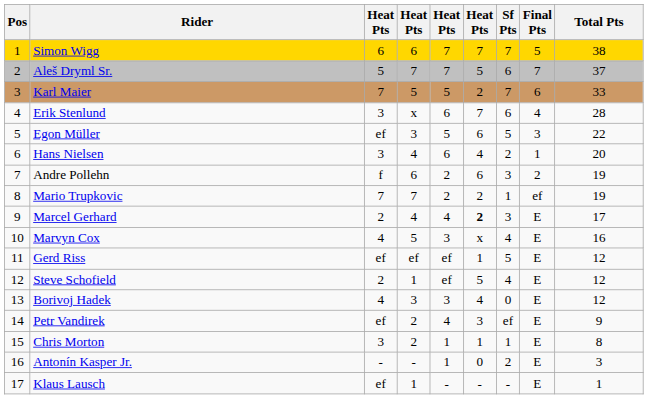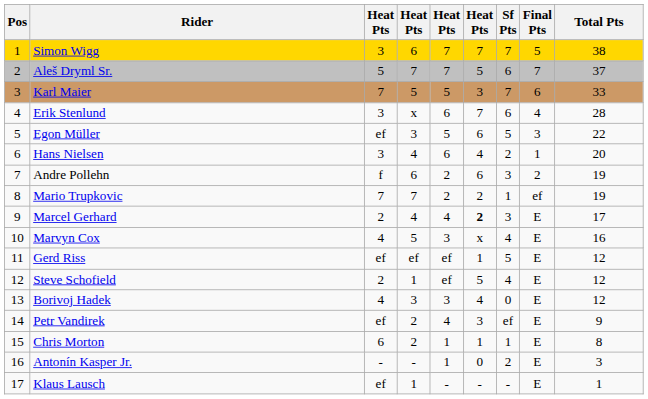(381, 50) 6 -> (381, 50) 3
(480, 92) 2 -> (480, 92) 3
(381, 341) 3 -> (381, 341) 6
